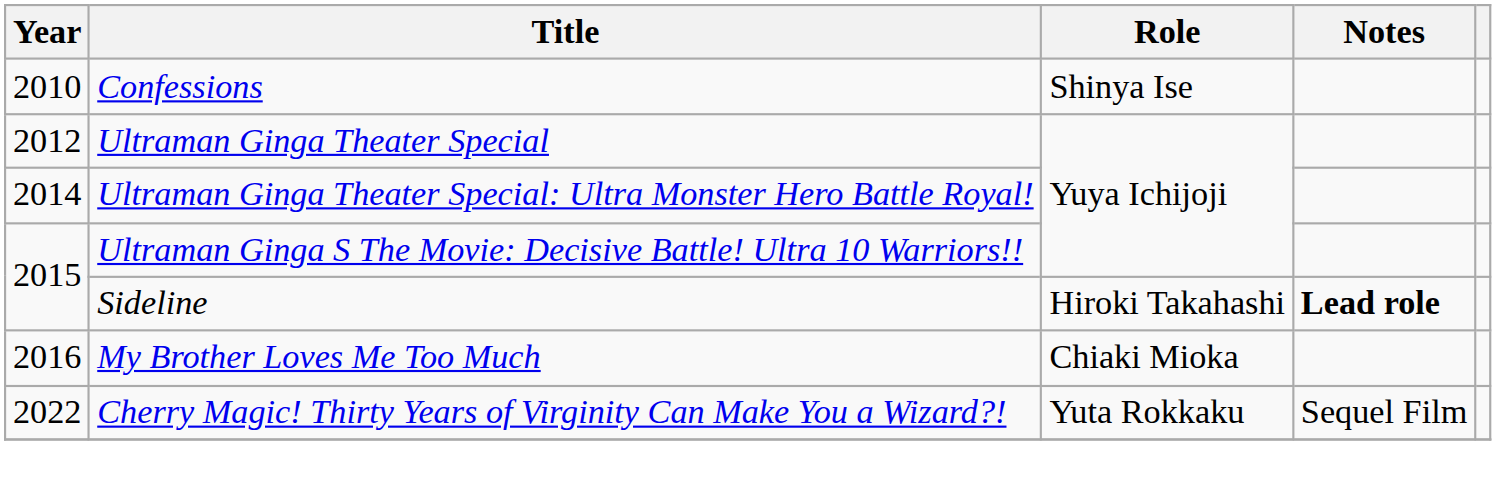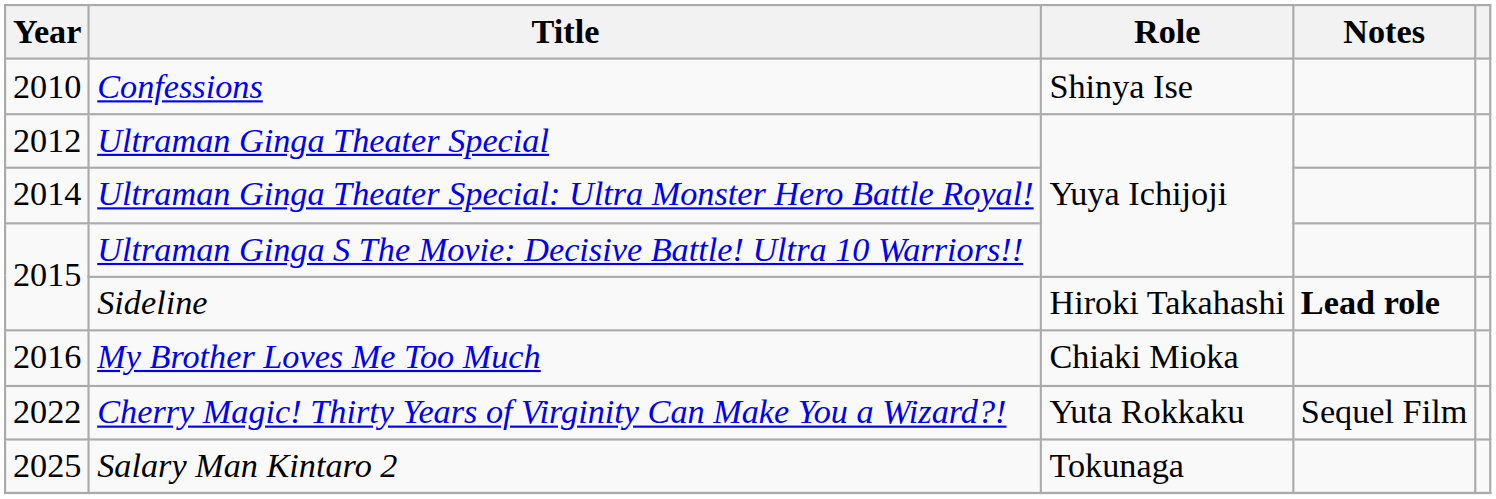+ row: (247, 466)
